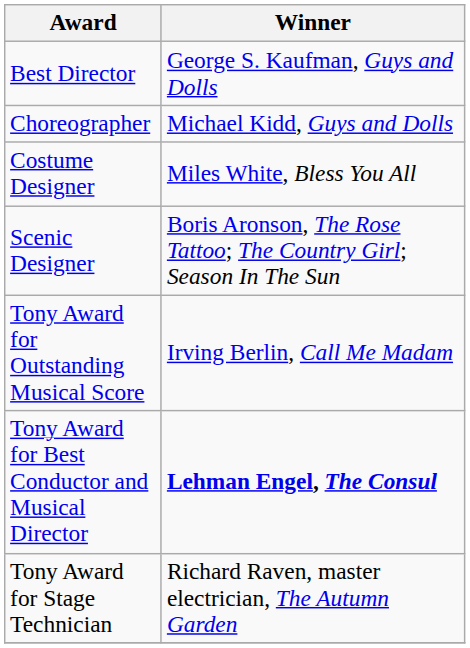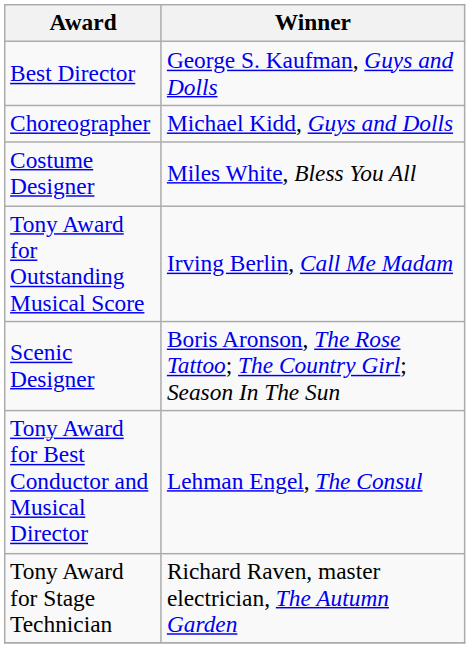rows swapped: (52, 250) <-> (77, 352)
(302, 481) bold -> (295, 481) normal
